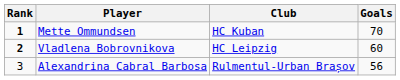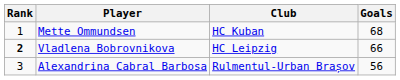(20, 31) bold -> (20, 31) normal
(376, 31) 70 -> (376, 31) 68
(376, 48) 60 -> (376, 48) 66
